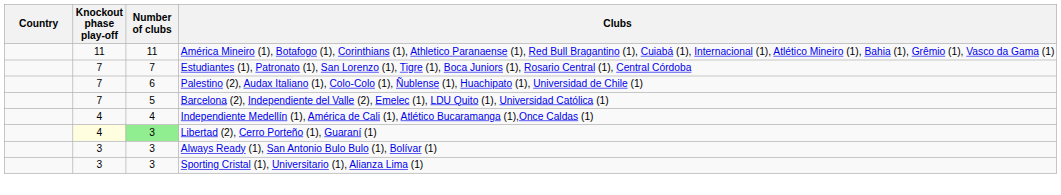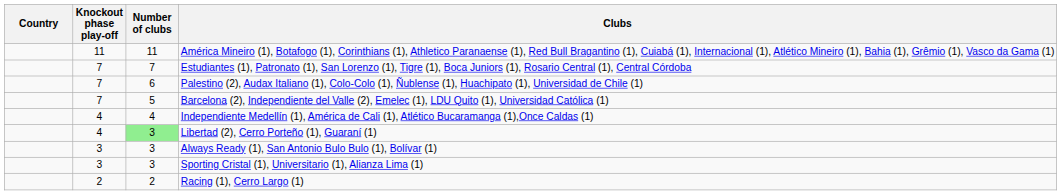(99, 133) lightyellow background -> (99, 133) no background
+ row: (242, 181)
